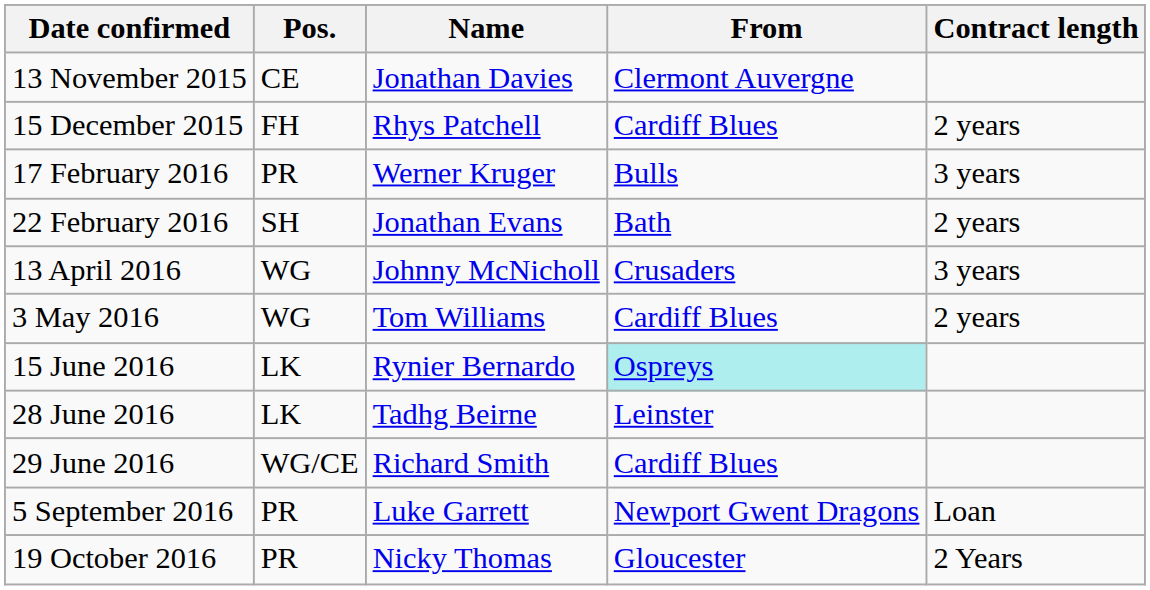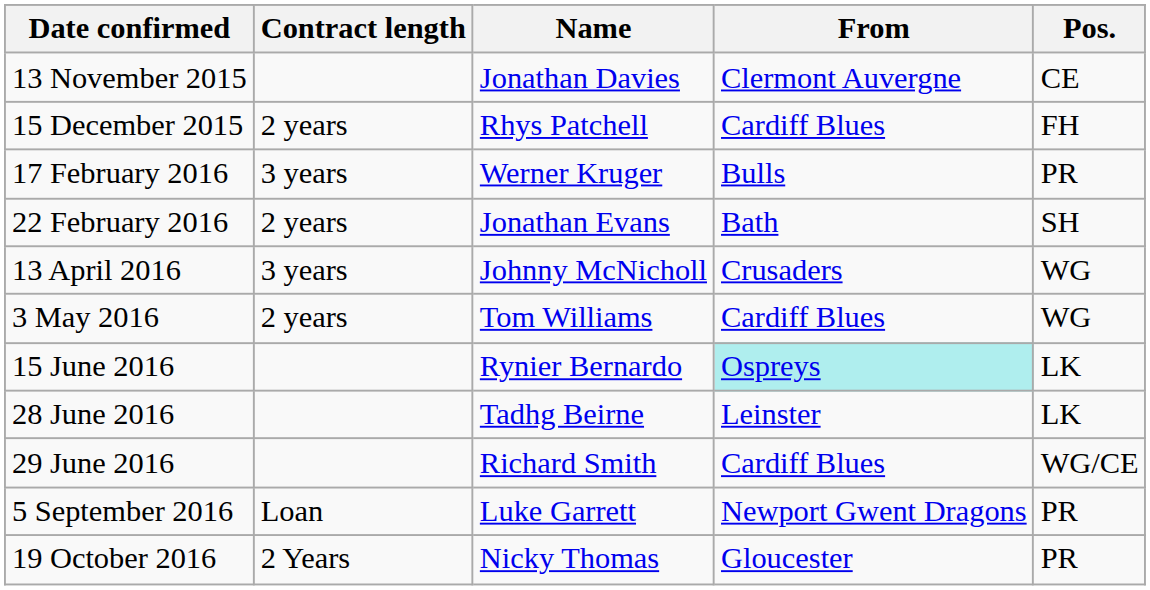columns swapped: (310, 28) <-> (1036, 28)
